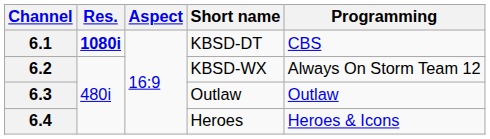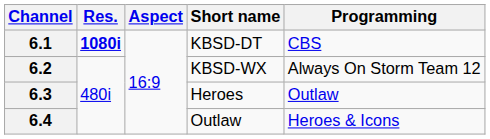(216, 95) Outlaw -> (217, 95) Heroes
(217, 120) Heroes -> (216, 120) Outlaw
